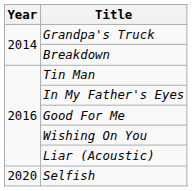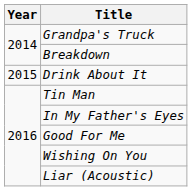+ row: (95, 75)
- row: (69, 176)
